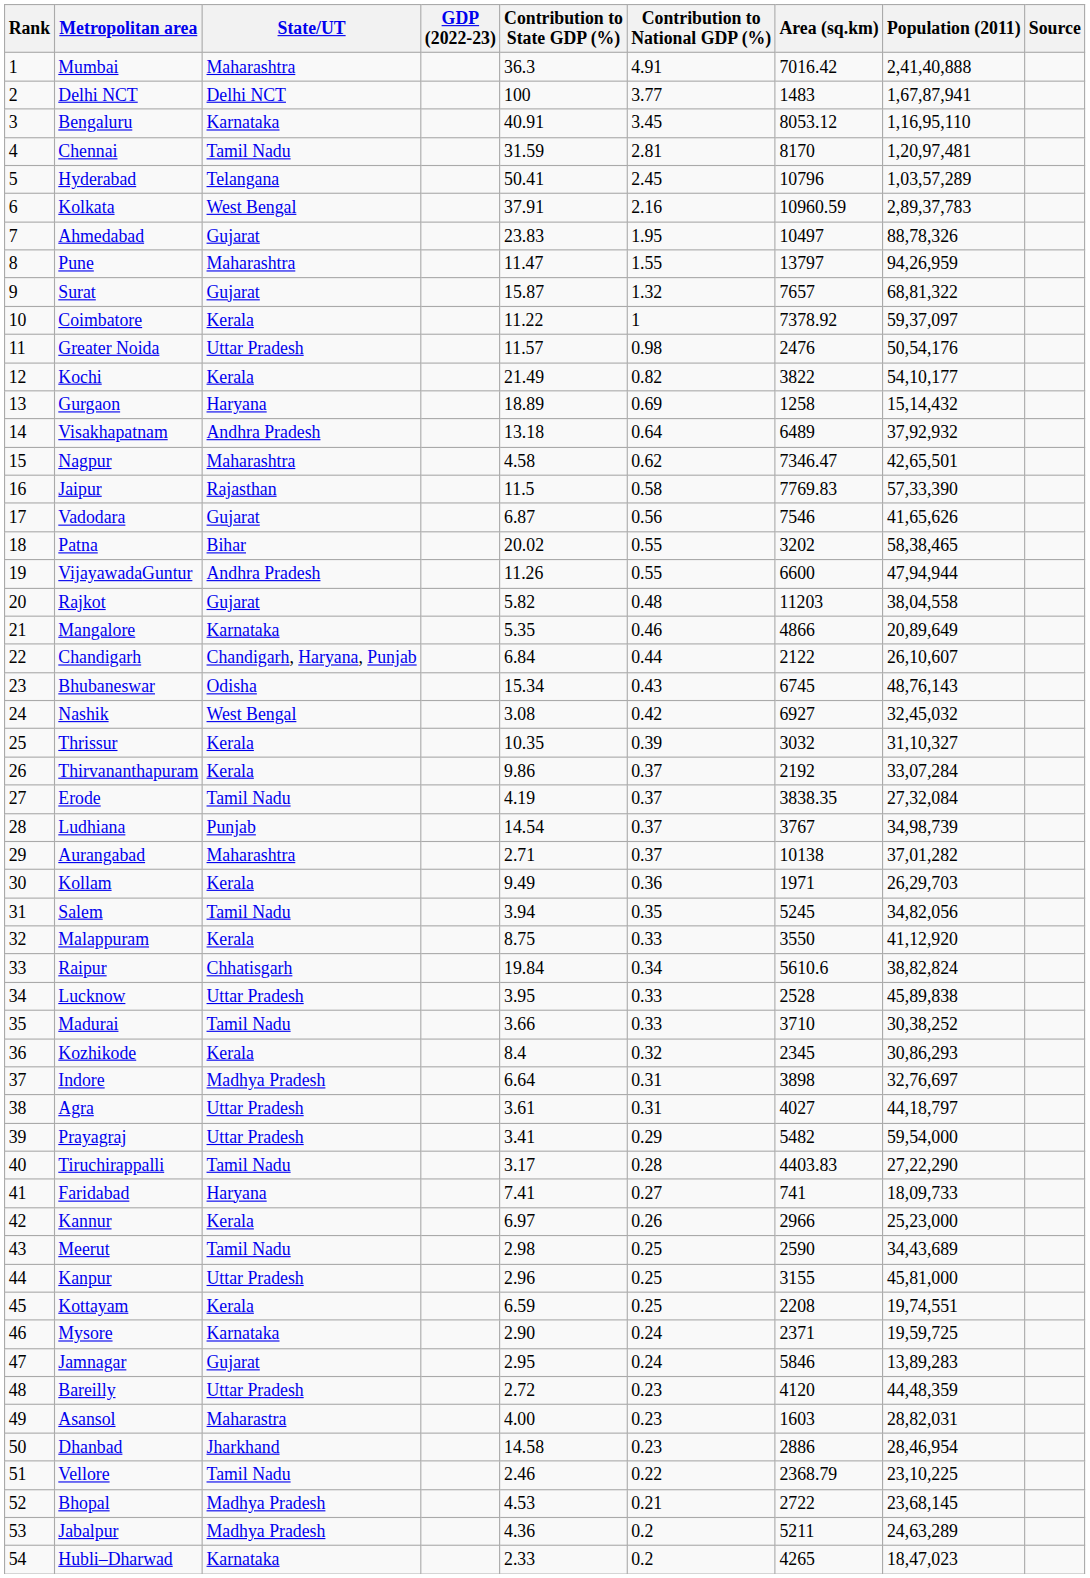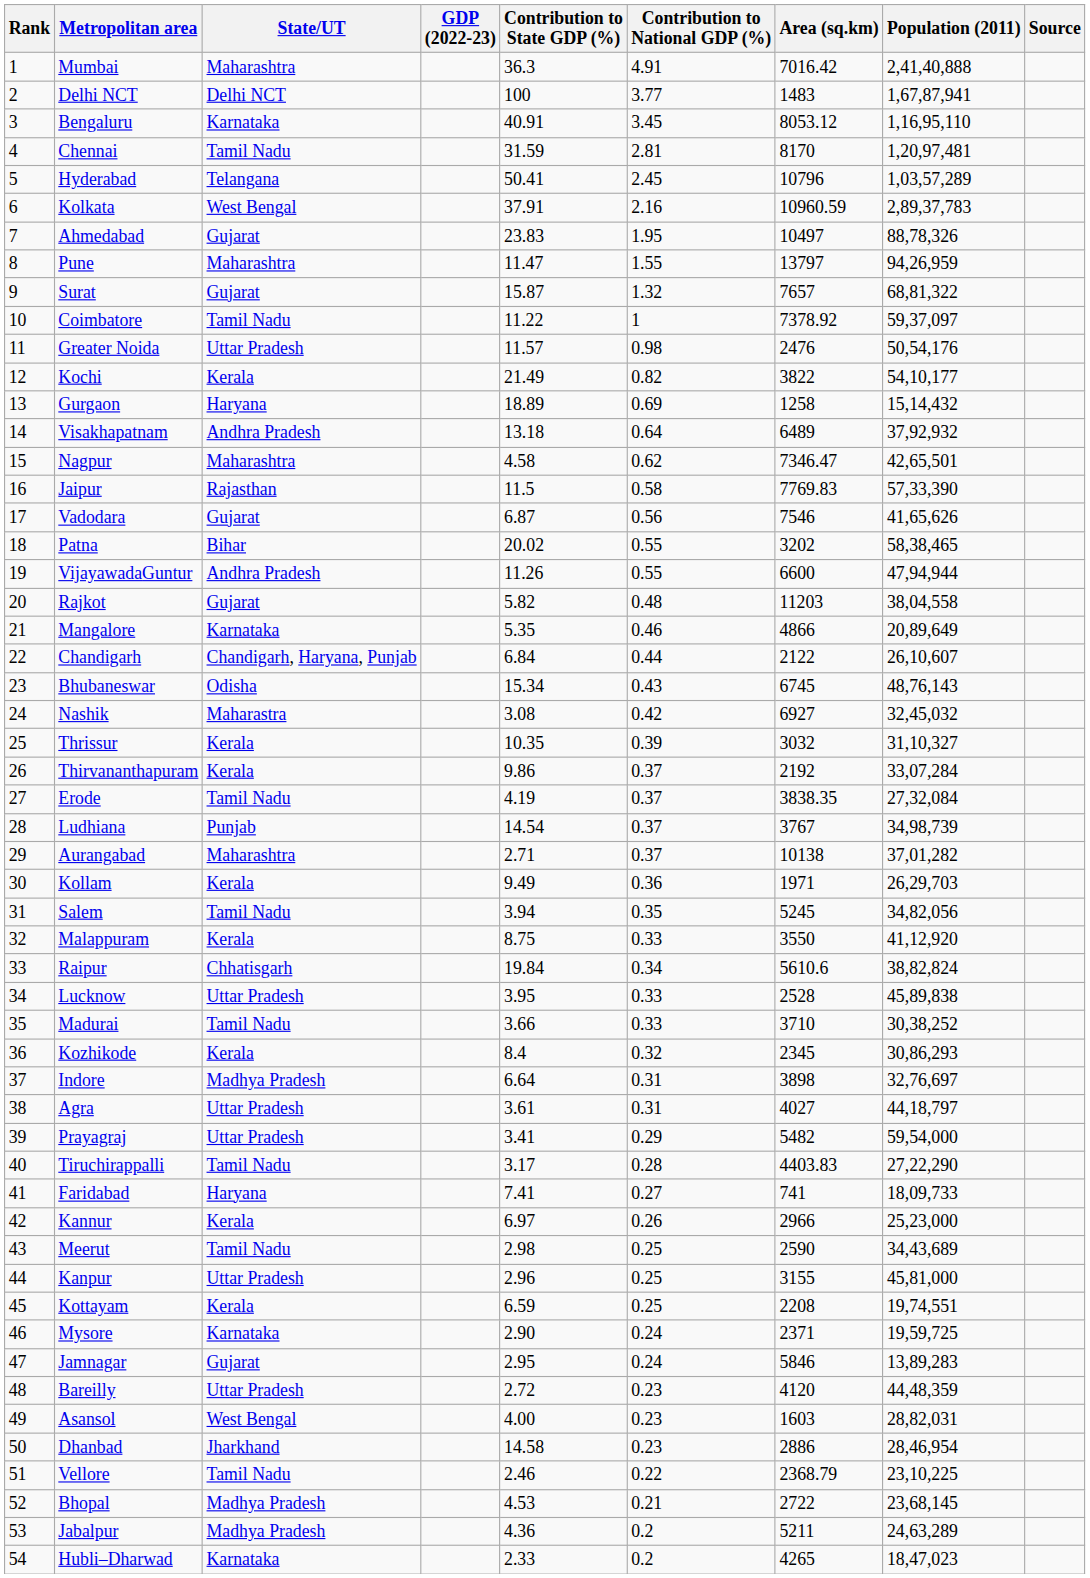(230, 320) Kerala -> (249, 320) Tamil Nadu
(251, 714) West Bengal -> (246, 714) Maharastra
(246, 1418) Maharastra -> (251, 1418) West Bengal
